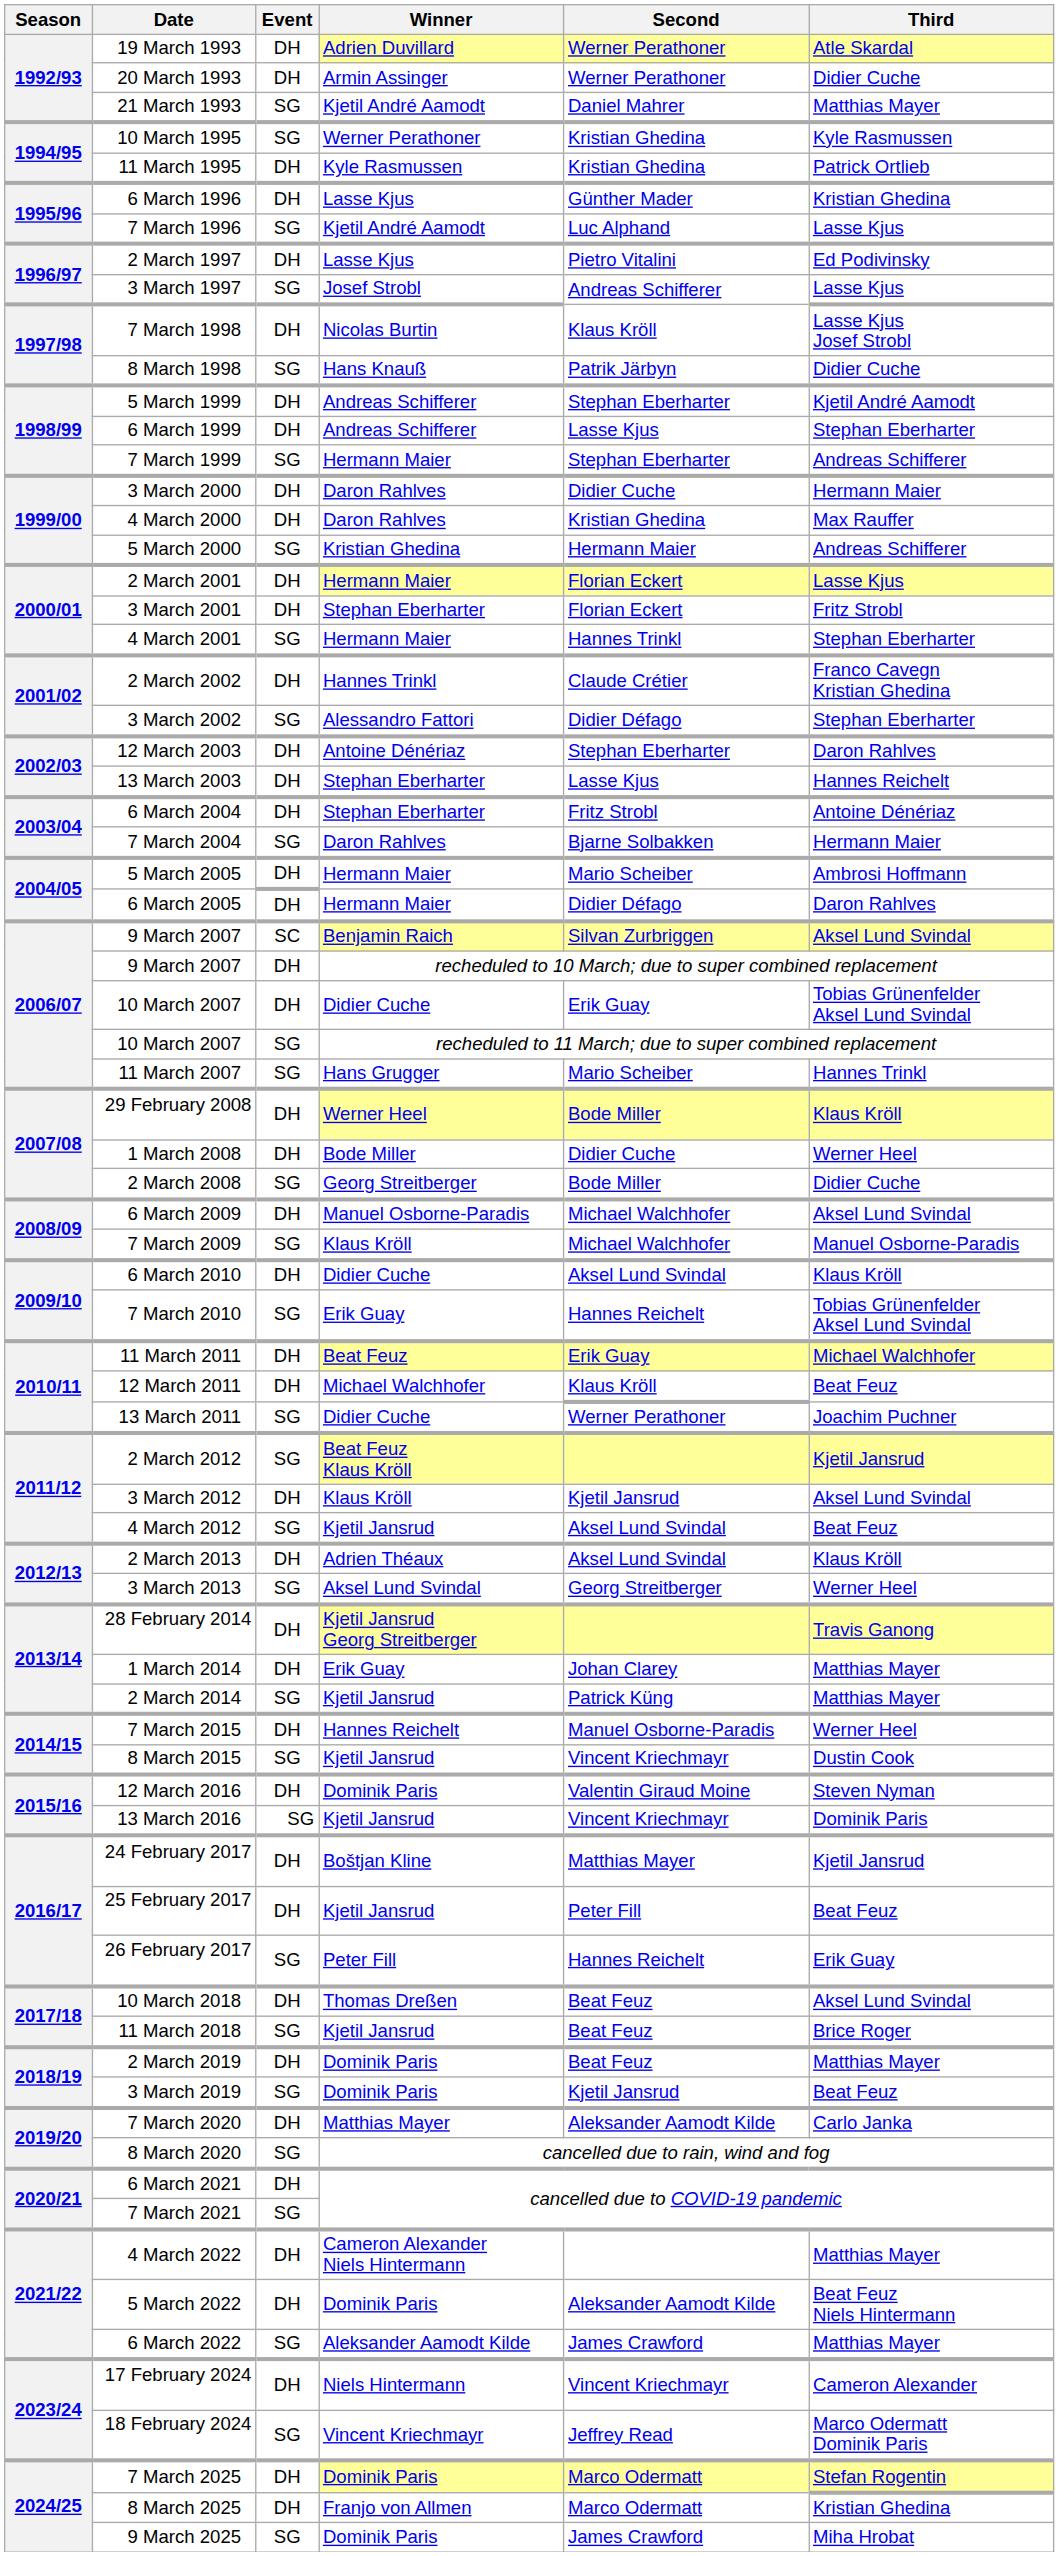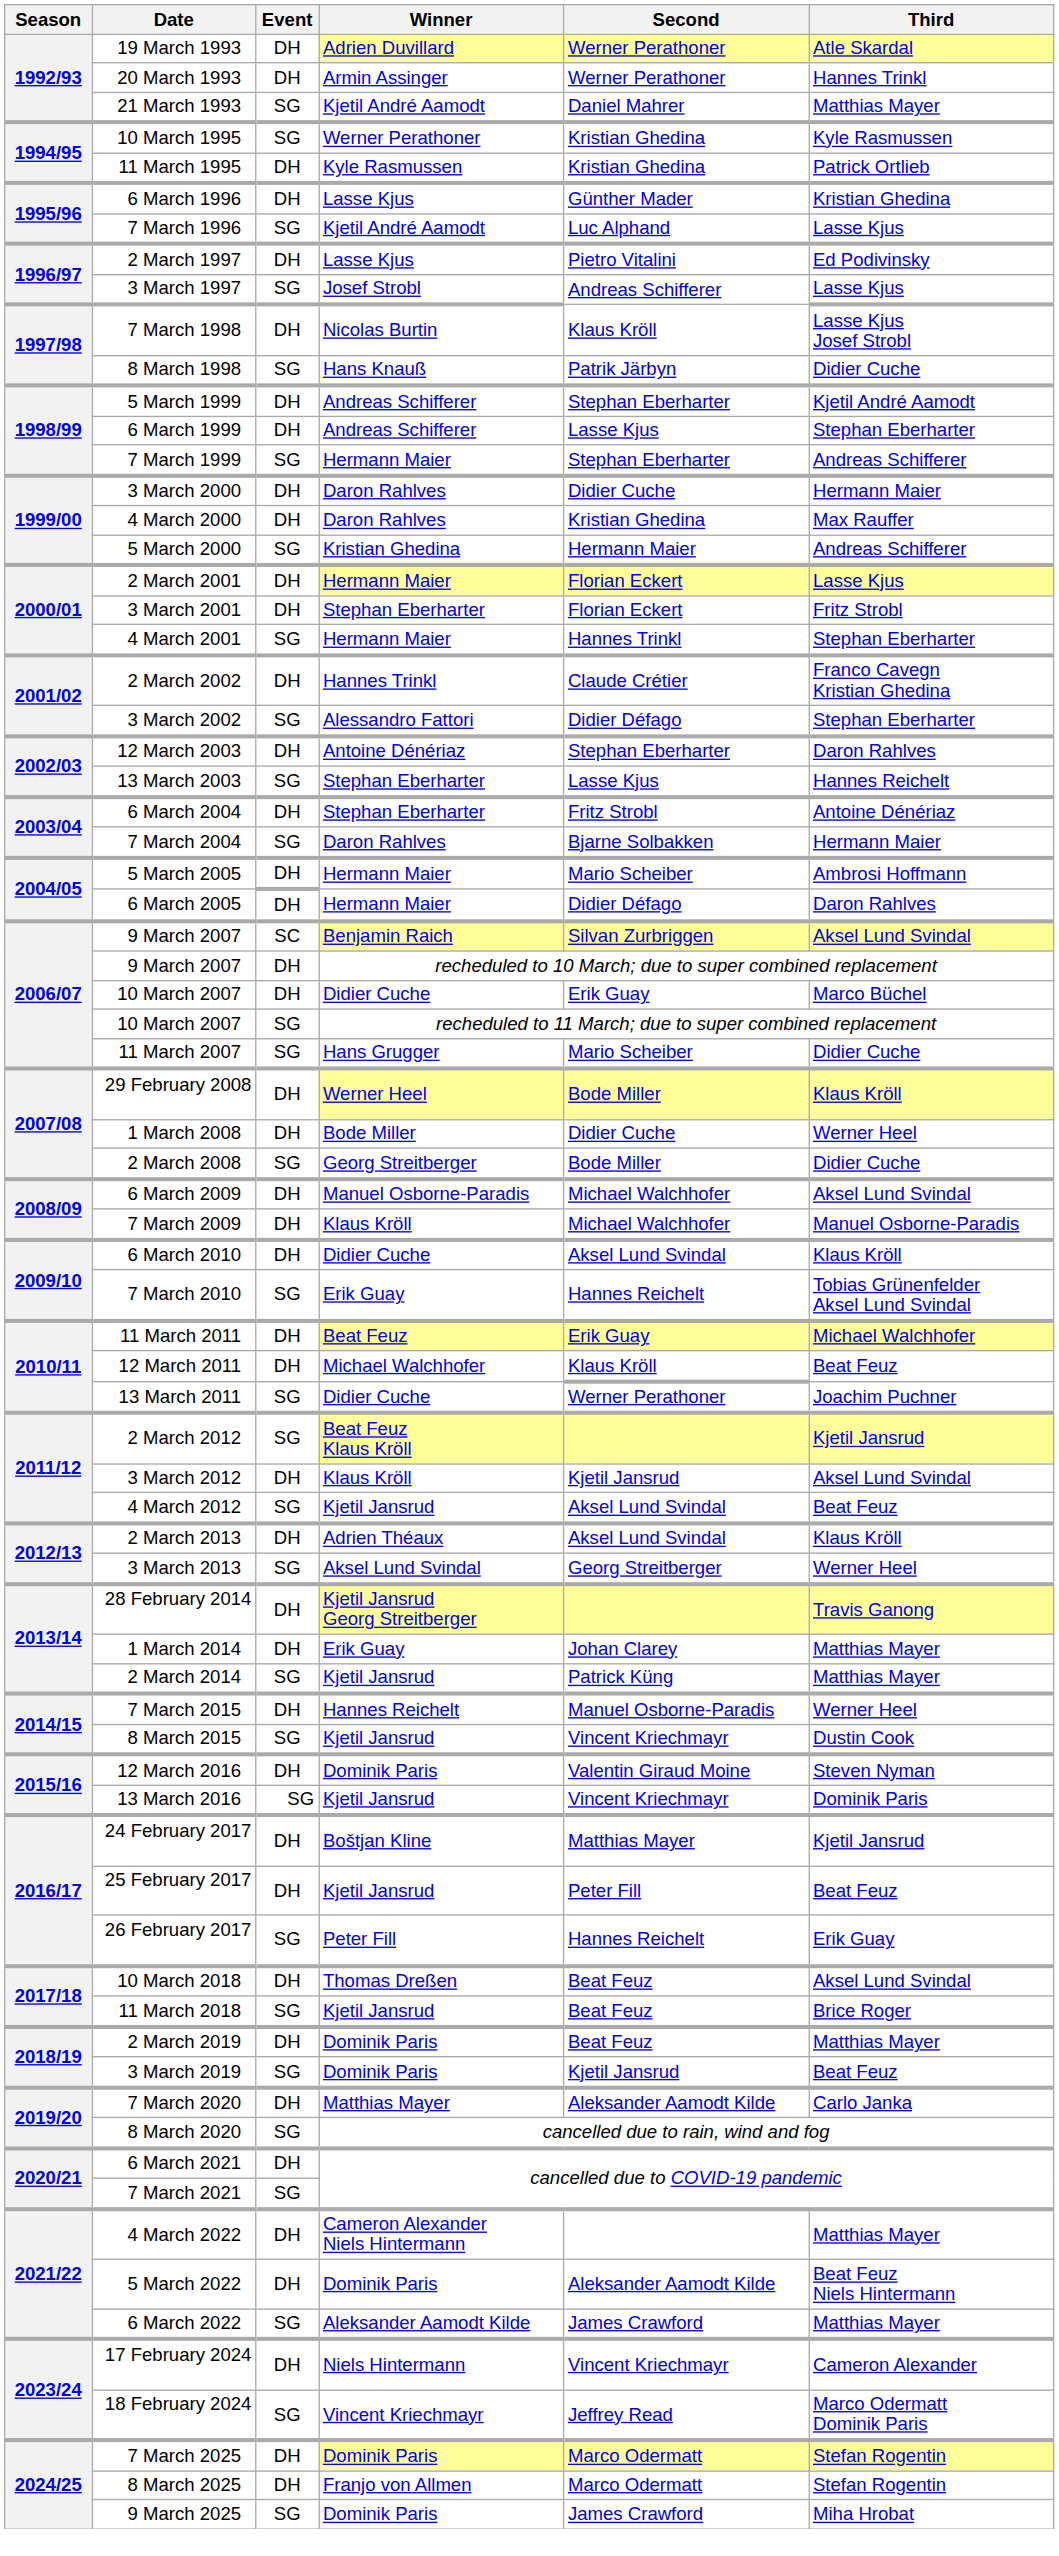(867, 77) Didier Cuche -> (870, 77) Hannes Trinkl
(287, 780) DH -> (287, 780) SG
(897, 1004) Tobias Grünenfelder Aksel Lund Svindal -> (870, 994) Marco Büchel
(870, 1073) Hannes Trinkl -> (867, 1052) Didier Cuche
(287, 1243) SG -> (287, 1223) DH
(882, 2508) Kristian Ghedina -> (880, 2485) Stefan Rogentin
